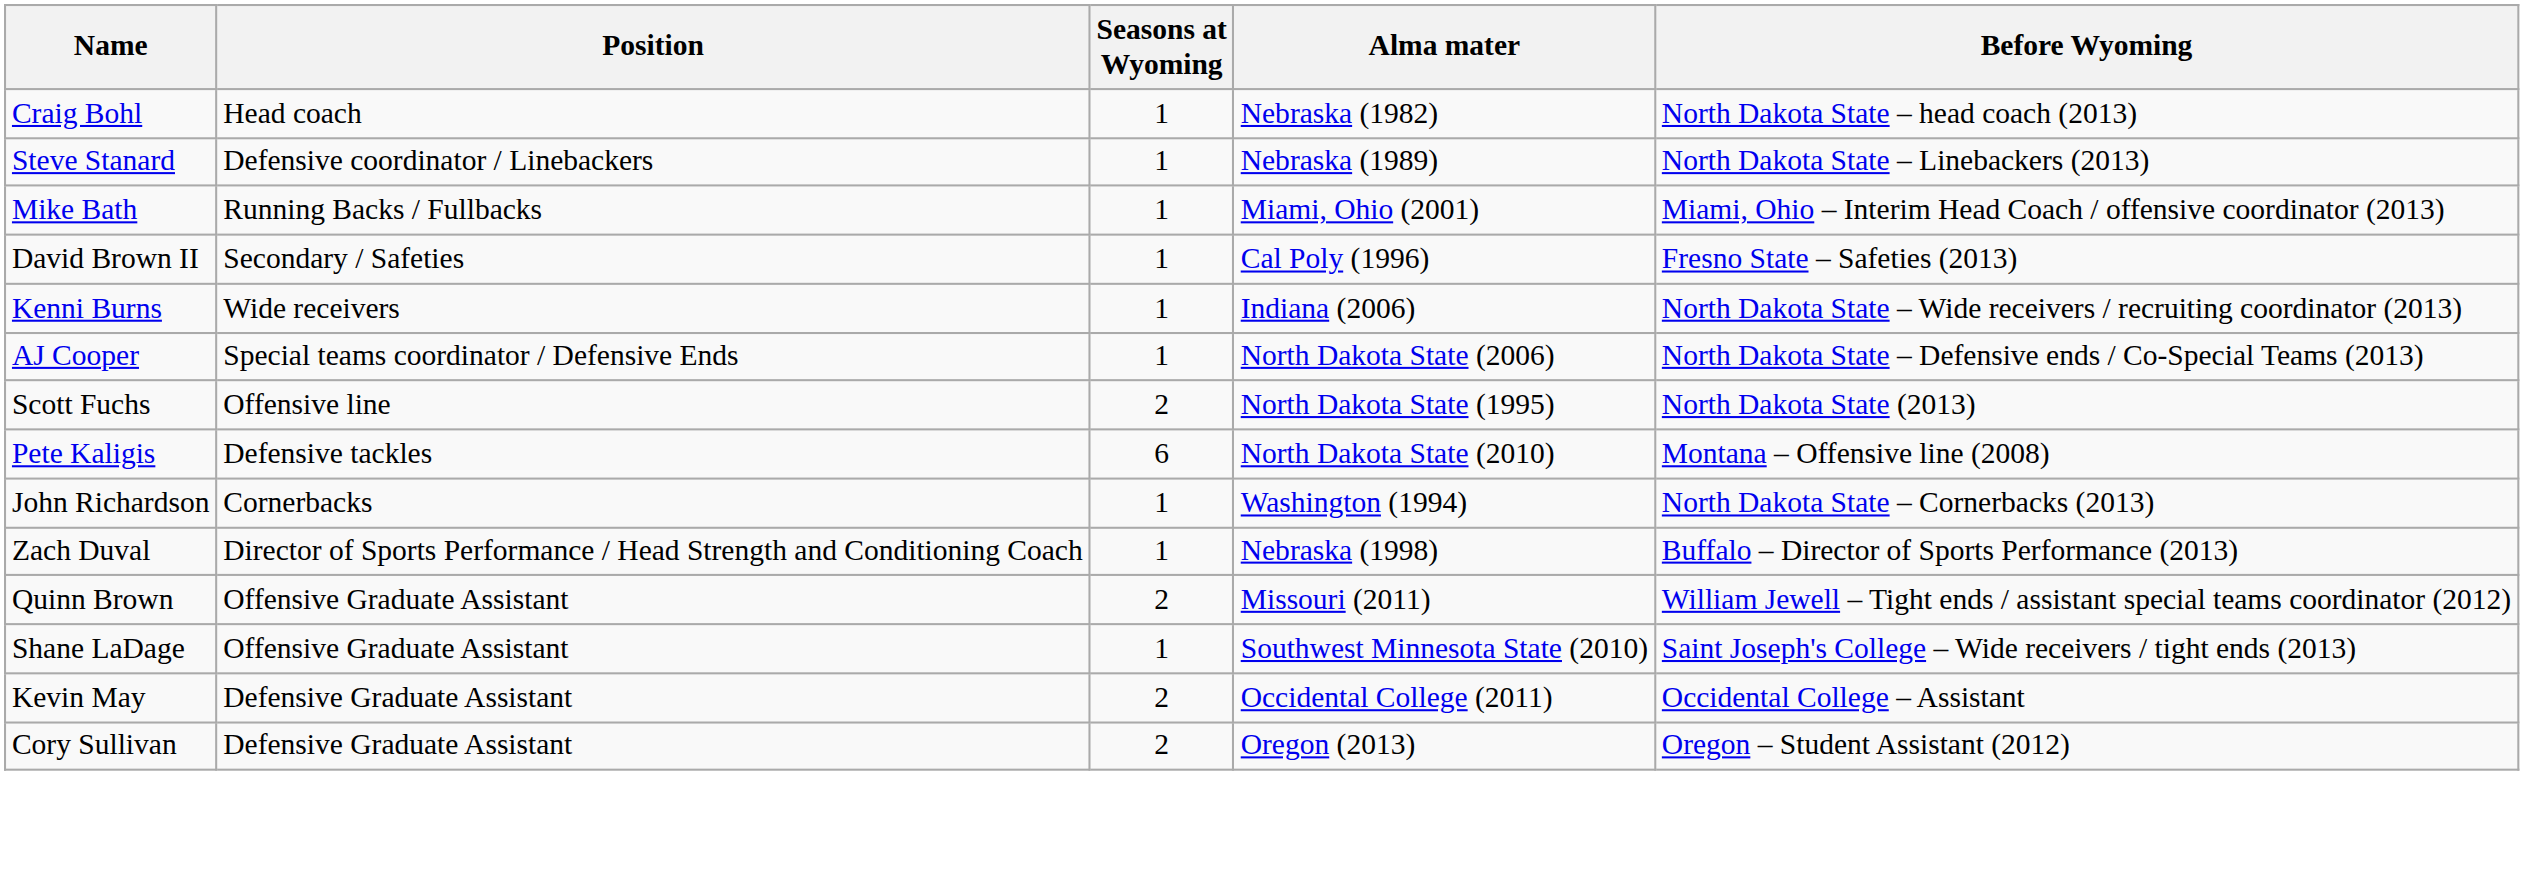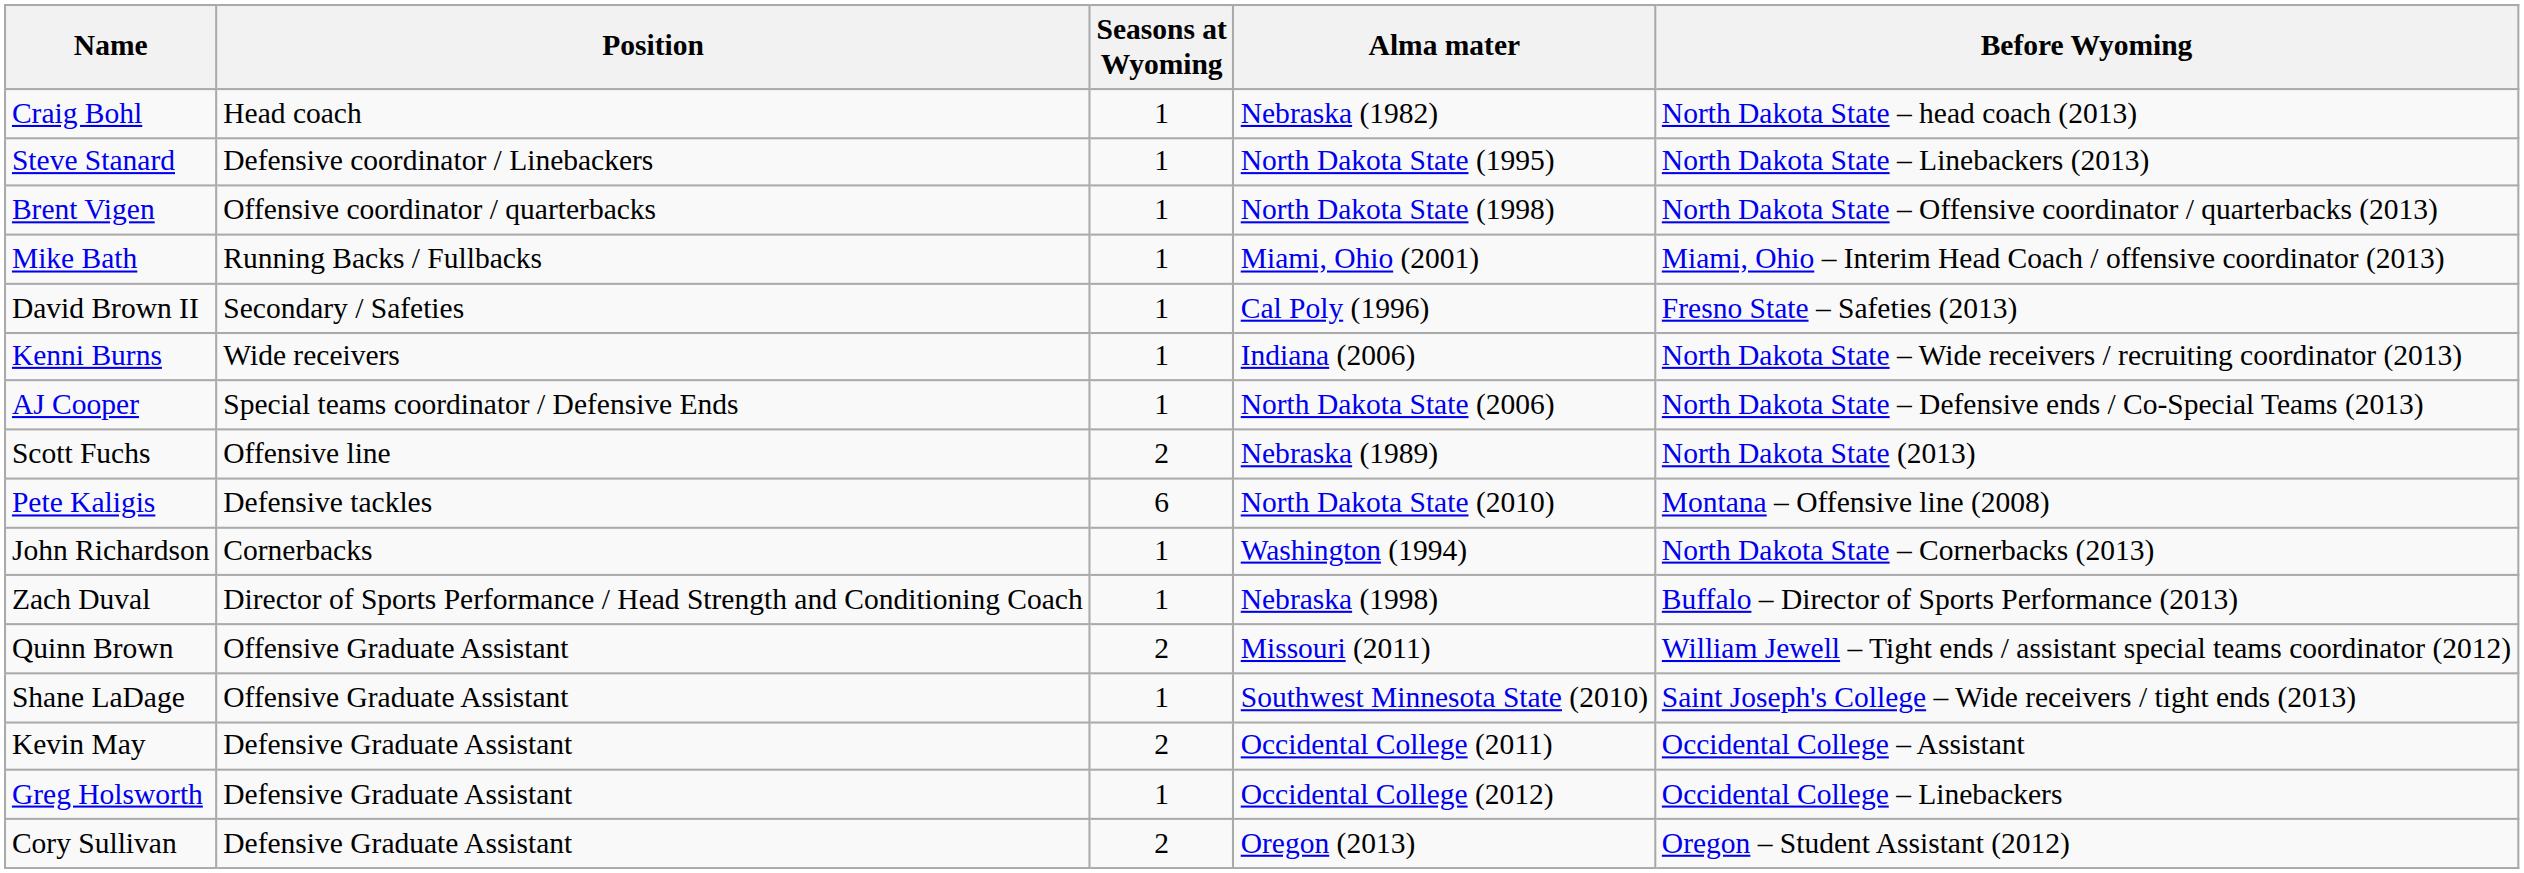(1339, 161) Nebraska (1989) -> (1398, 161) North Dakota State (1995)
+ row: (83, 210)
(1398, 404) North Dakota State (1995) -> (1339, 453) Nebraska (1989)
+ row: (107, 794)
